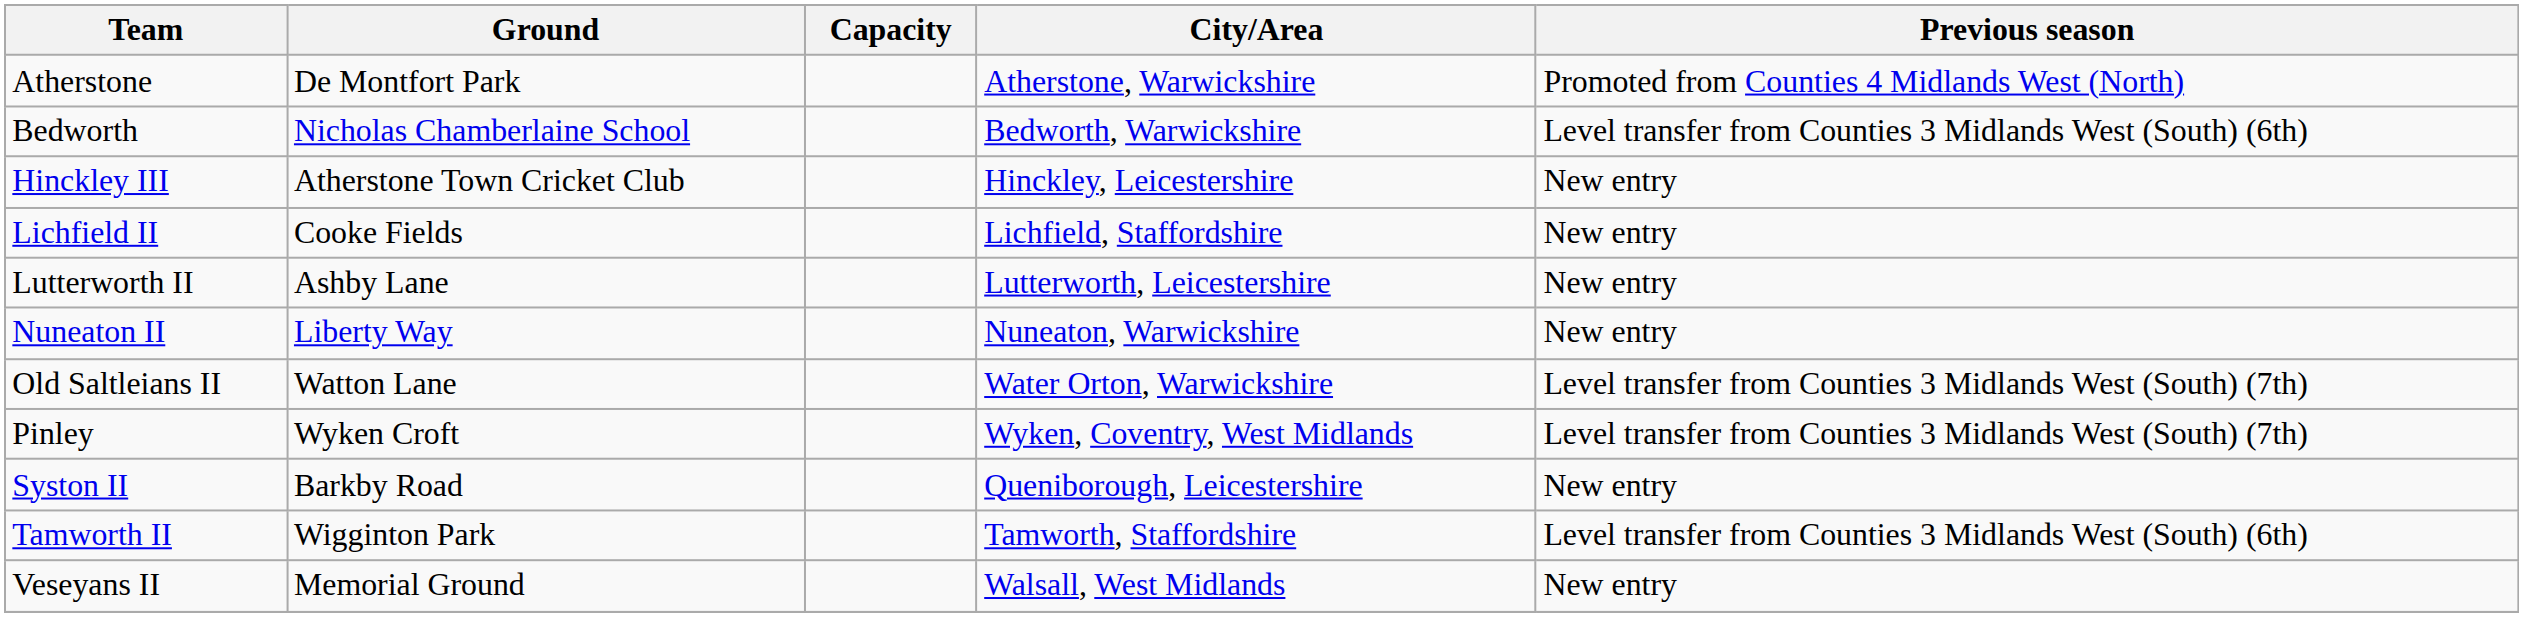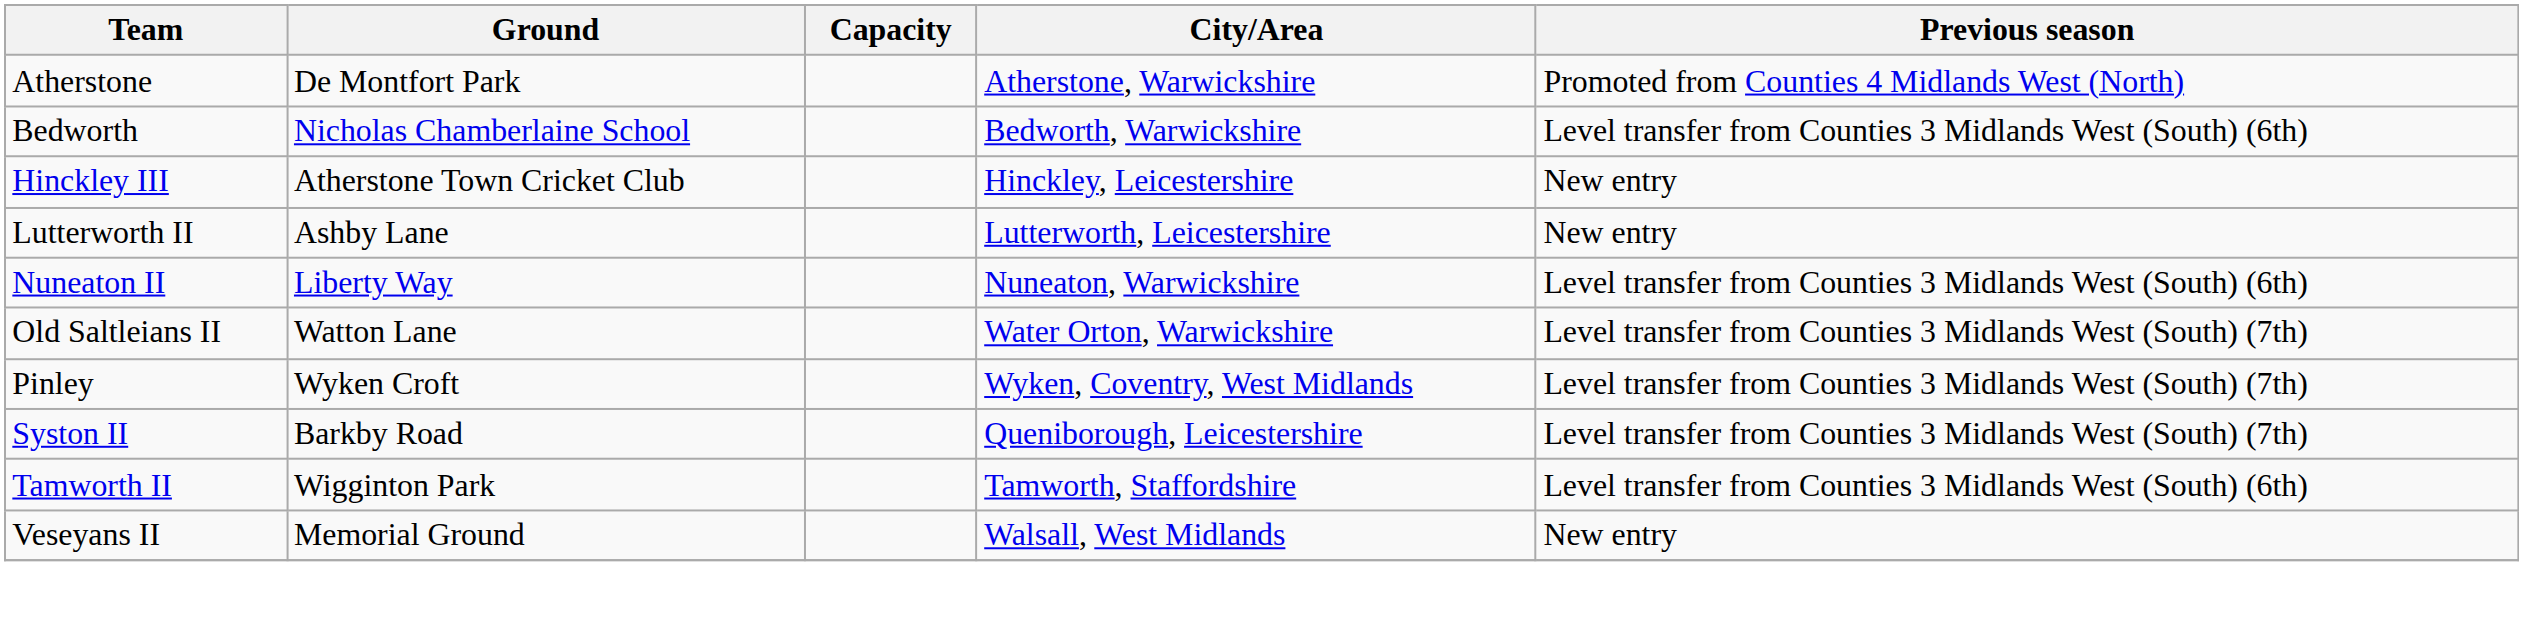- row: (85, 231)
(1610, 332) New entry -> (1926, 282) Level transfer from Counties 3 Midlands West (South) (6th)
(1610, 484) New entry -> (1926, 433) Level transfer from Counties 3 Midlands West (South) (7th)
